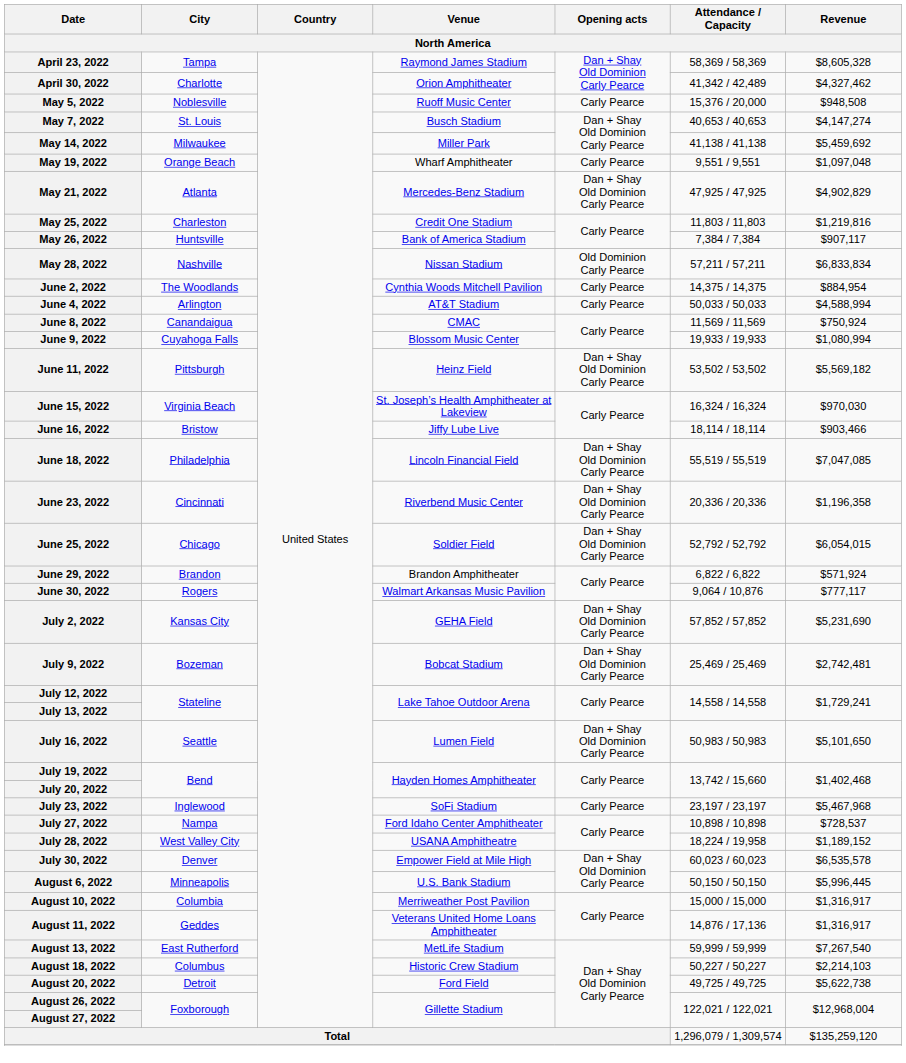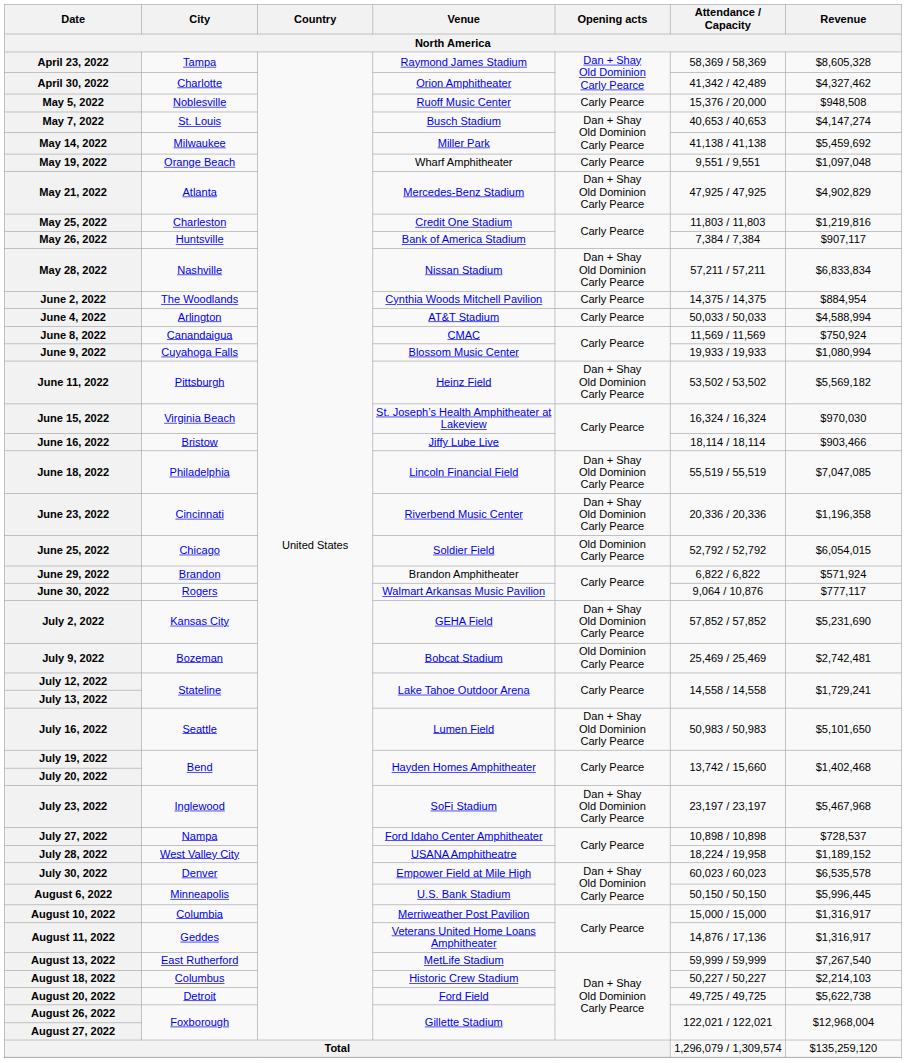(612, 263) Old Dominion Carly Pearce -> (612, 270) Dan + Shay Old Dominion Carly Pearce
(612, 544) Dan + Shay Old Dominion Carly Pearce -> (612, 550) Old Dominion Carly Pearce
(612, 664) Dan + Shay Old Dominion Carly Pearce -> (612, 658) Old Dominion Carly Pearce
(612, 806) Carly Pearce -> (612, 806) Dan + Shay Old Dominion Carly Pearce
